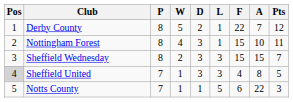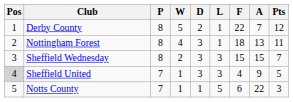(239, 43) 15 -> (239, 43) 18
(259, 43) 10 -> (259, 43) 13
(259, 74) 8 -> (259, 74) 9
